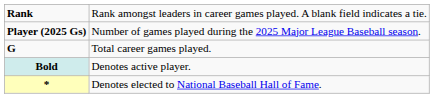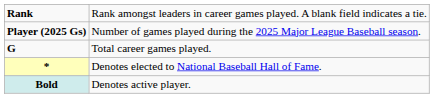rows swapped: (47, 84) <-> (47, 66)
